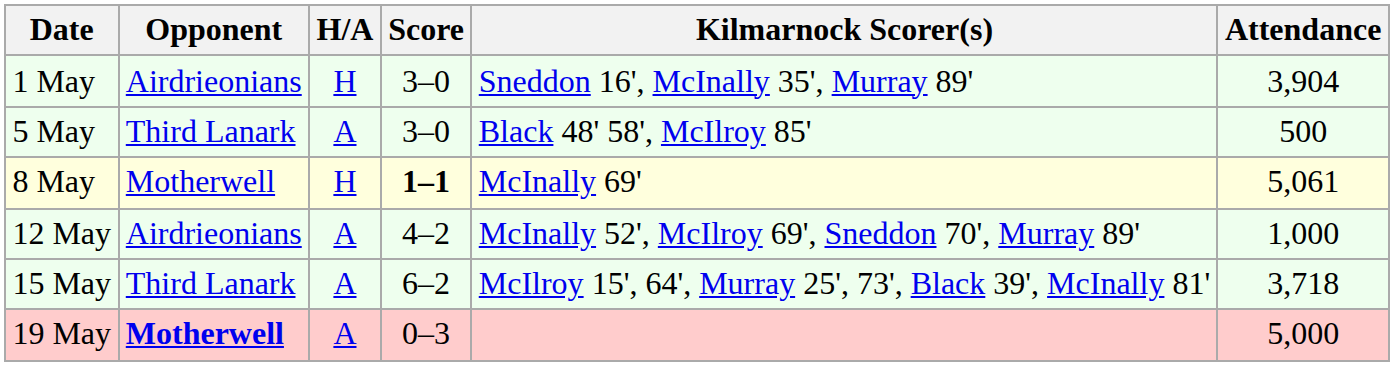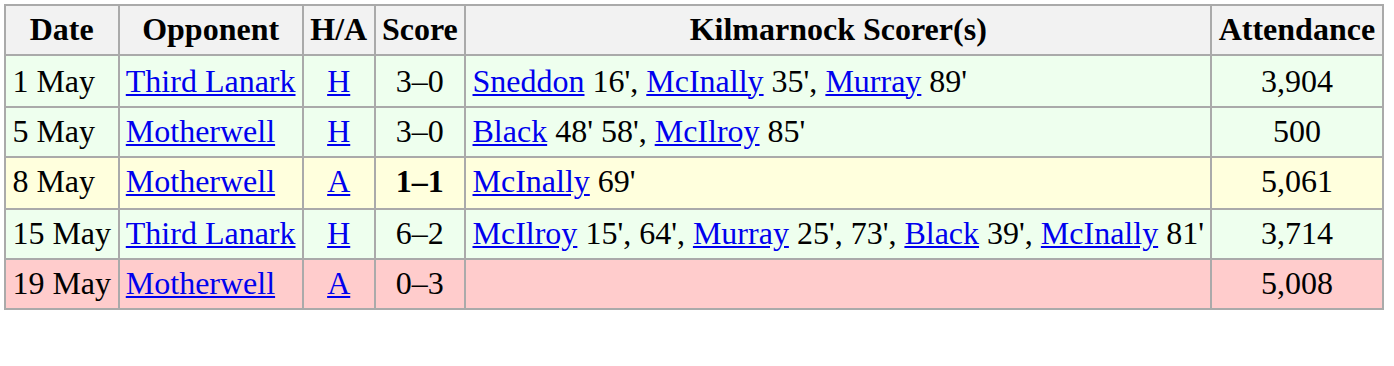(214, 80) Airdrieonians -> (211, 80) Third Lanark
(211, 131) Third Lanark -> (200, 131) Motherwell
(345, 131) A -> (339, 131) H
(345, 182) H -> (339, 182) A
- row: (62, 232)
(345, 283) A -> (339, 232) H
(1303, 283) 3,718 -> (1297, 232) 3,714
(205, 334) bold -> (200, 283) normal
(1303, 334) 5,000 -> (1297, 283) 5,008
